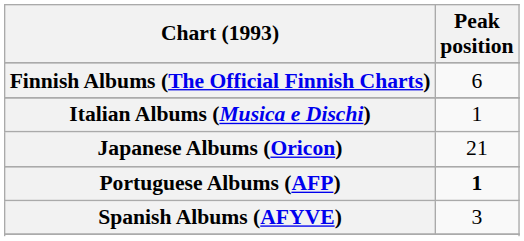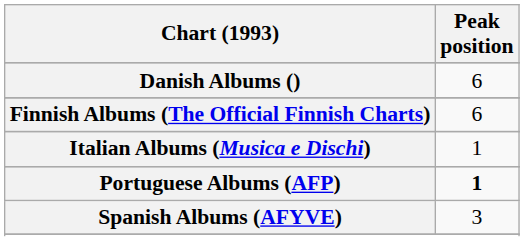+ row: (220, 80)
- row: (220, 148)
